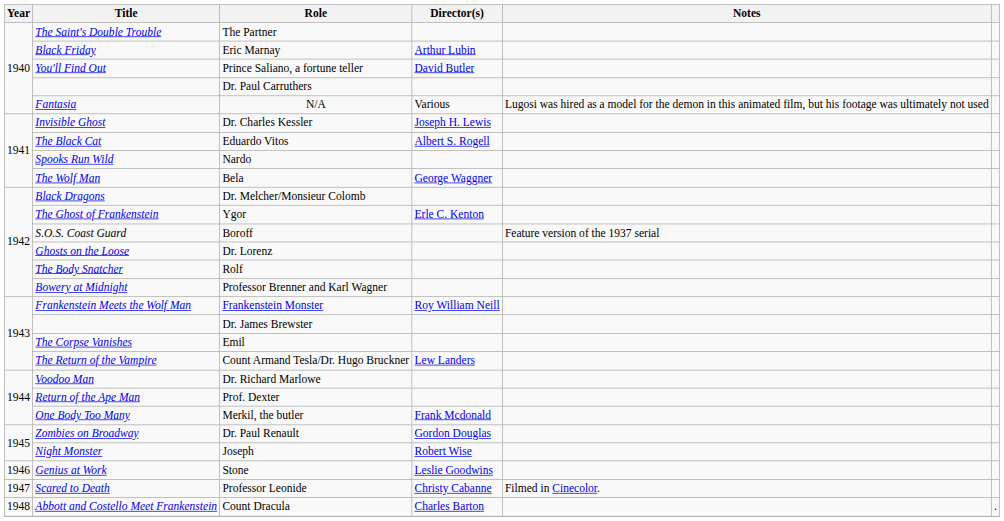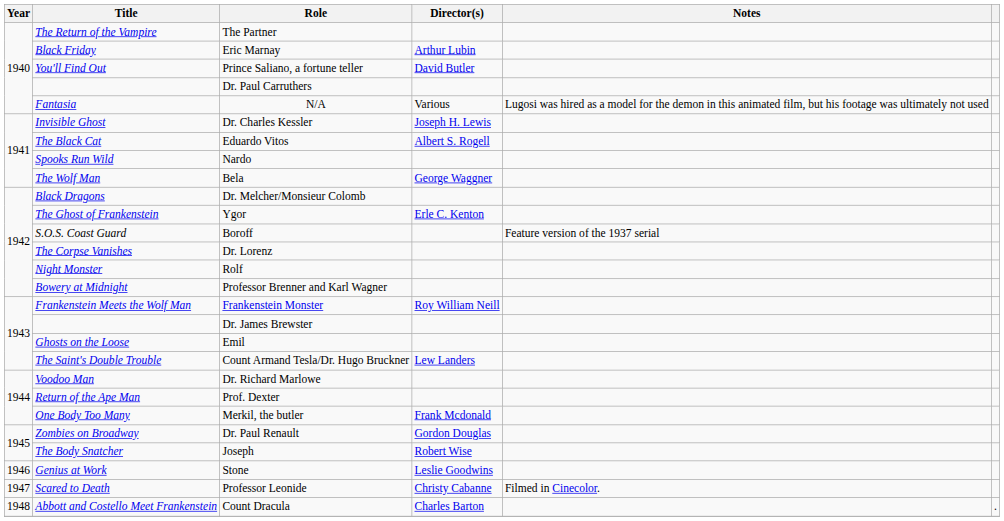(98, 31) The Saint's Double Trouble -> (96, 31) The Return of the Vampire
(82, 251) Ghosts on the Loose -> (84, 251) The Corpse Vanishes
(79, 269) The Body Snatcher -> (69, 269) Night Monster
(84, 342) The Corpse Vanishes -> (82, 342) Ghosts on the Loose
(96, 360) The Return of the Vampire -> (98, 360) The Saint's Double Trouble
(69, 452) Night Monster -> (79, 452) The Body Snatcher
